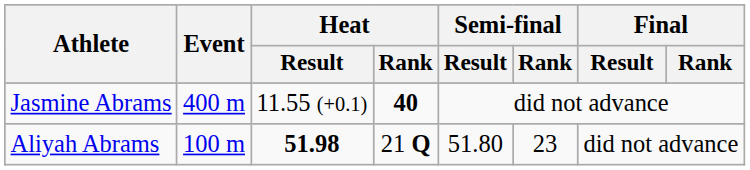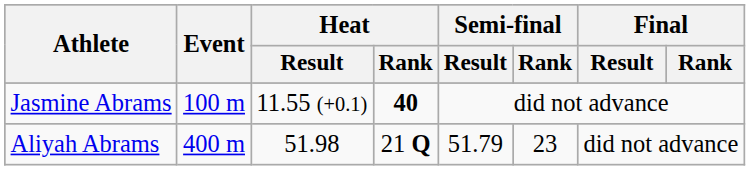(214, 103) 400 m -> (214, 103) 100 m
(214, 144) 100 m -> (214, 144) 400 m
(312, 144) bold -> (312, 144) normal
(475, 144) 51.80 -> (475, 144) 51.79
